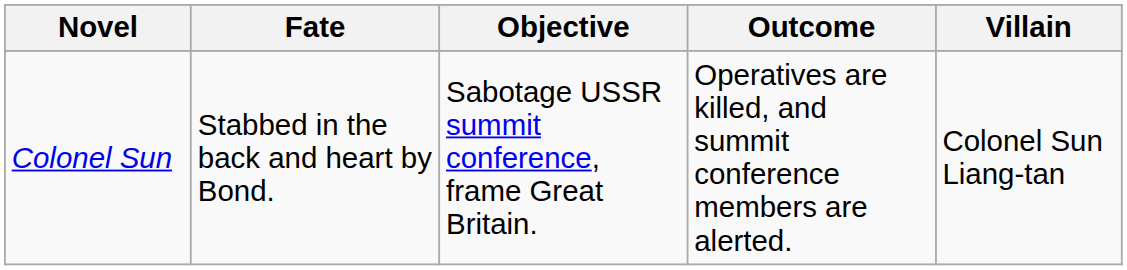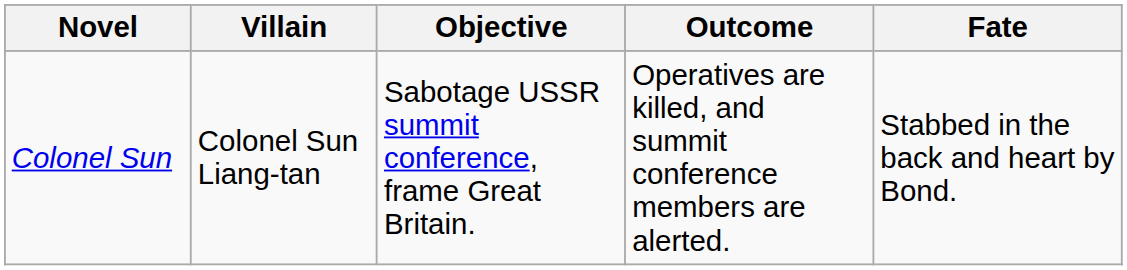columns swapped: (1029, 27) <-> (315, 27)
